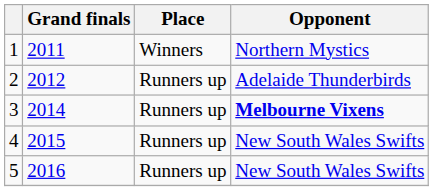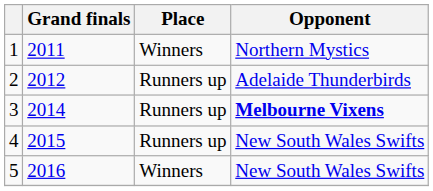(183, 170) Runners up -> (171, 170) Winners
